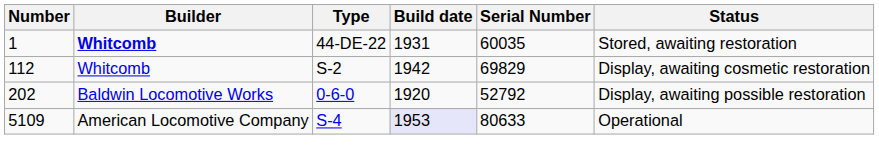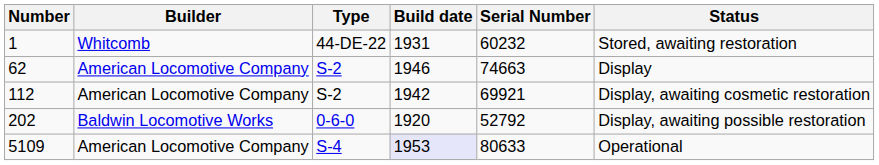(117, 43) bold -> (114, 43) normal
(503, 43) 60035 -> (503, 43) 60232
+ row: (17, 69)
(114, 69) Whitcomb -> (193, 95) American Locomotive Company
(503, 69) 69829 -> (503, 95) 69921
